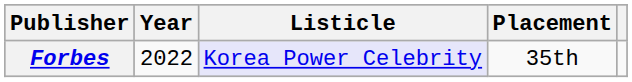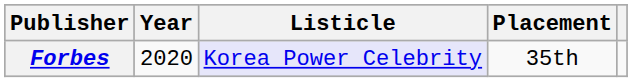(167, 59) 2022 -> (167, 59) 2020
